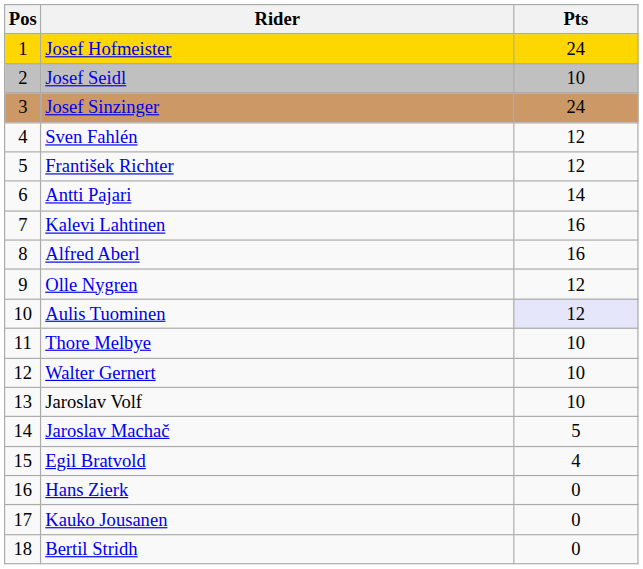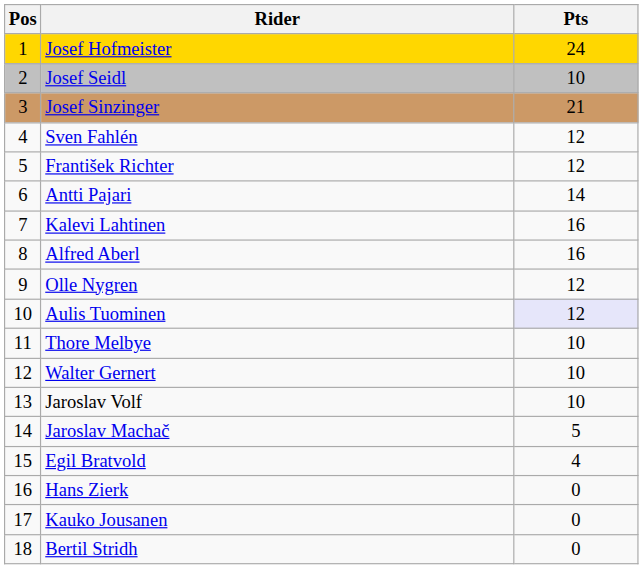(576, 107) 24 -> (576, 107) 21
